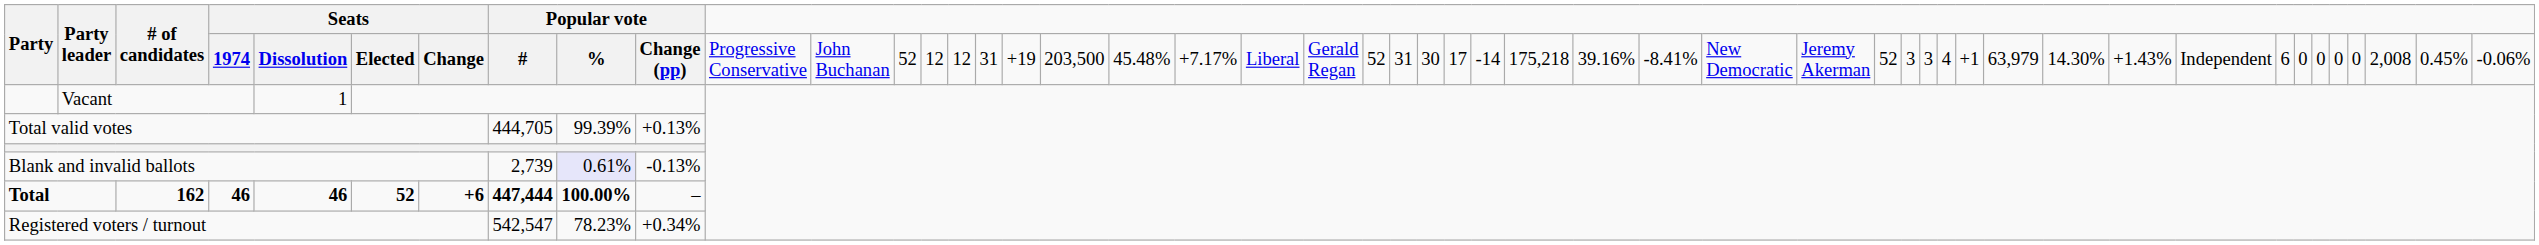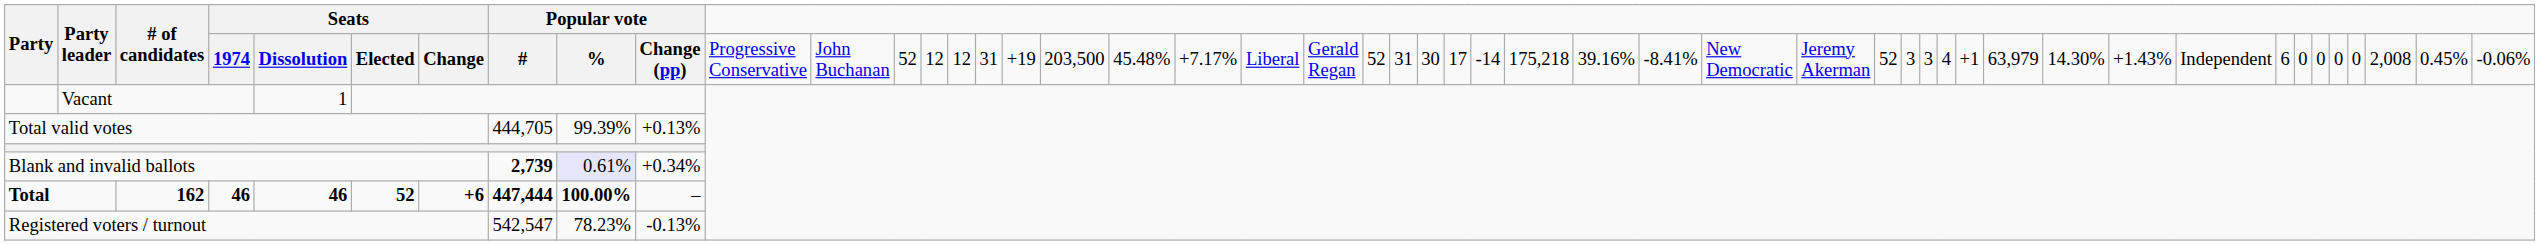(532, 166) normal -> (532, 166) bold
(673, 166) -0.13% -> (671, 166) +0.34%
(671, 225) +0.34% -> (673, 225) -0.13%
